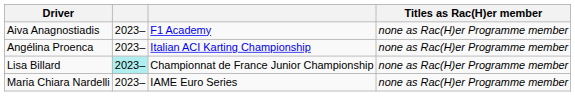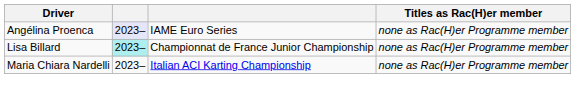- row: (53, 31)
(130, 48) no background -> (130, 31) lavender background
(231, 48) Italian ACI Karting Championship -> (194, 31) IAME Euro Series
(194, 83) IAME Euro Series -> (231, 65) Italian ACI Karting Championship
